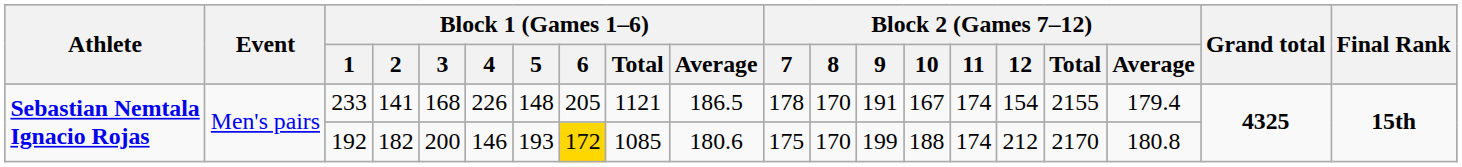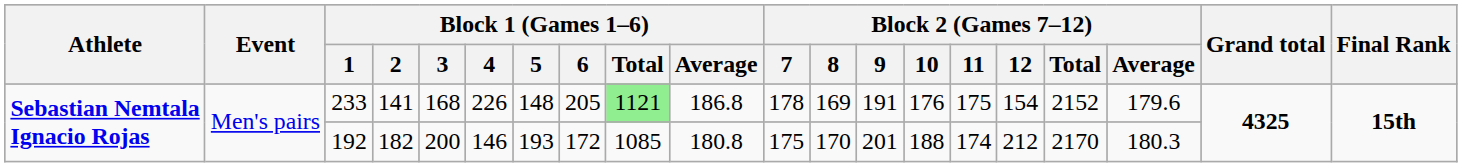(638, 102) no background -> (638, 102) lightgreen background
(716, 102) 186.5 -> (716, 102) 186.8
(833, 102) 170 -> (833, 102) 169
(927, 102) 167 -> (927, 102) 176
(973, 102) 174 -> (973, 102) 175
(1075, 102) 2155 -> (1075, 102) 2152
(1154, 102) 179.4 -> (1154, 102) 179.6
(583, 142) gold background -> (583, 142) no background
(716, 142) 180.6 -> (716, 142) 180.8
(880, 142) 199 -> (880, 142) 201
(1154, 142) 180.8 -> (1154, 142) 180.3
